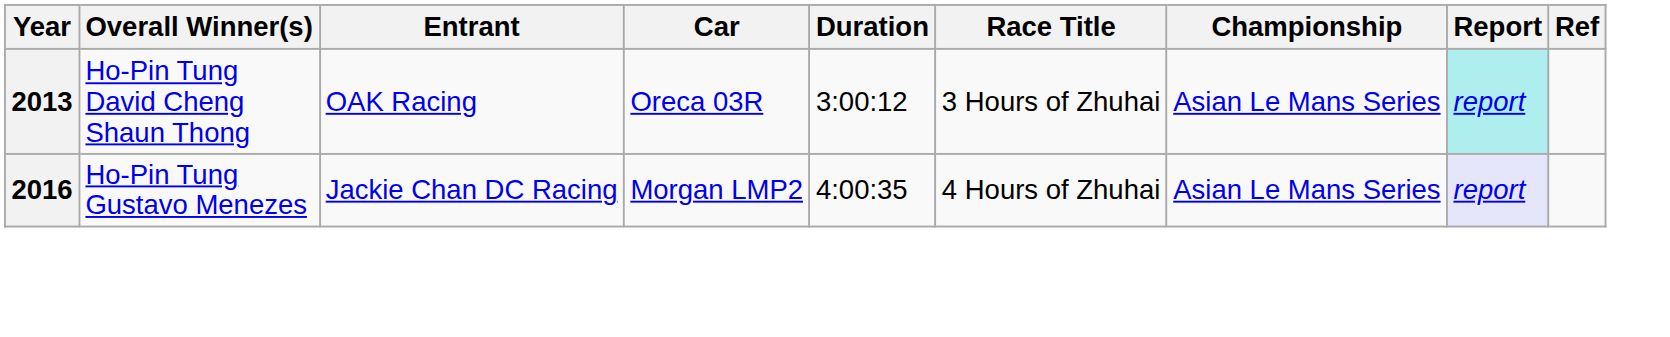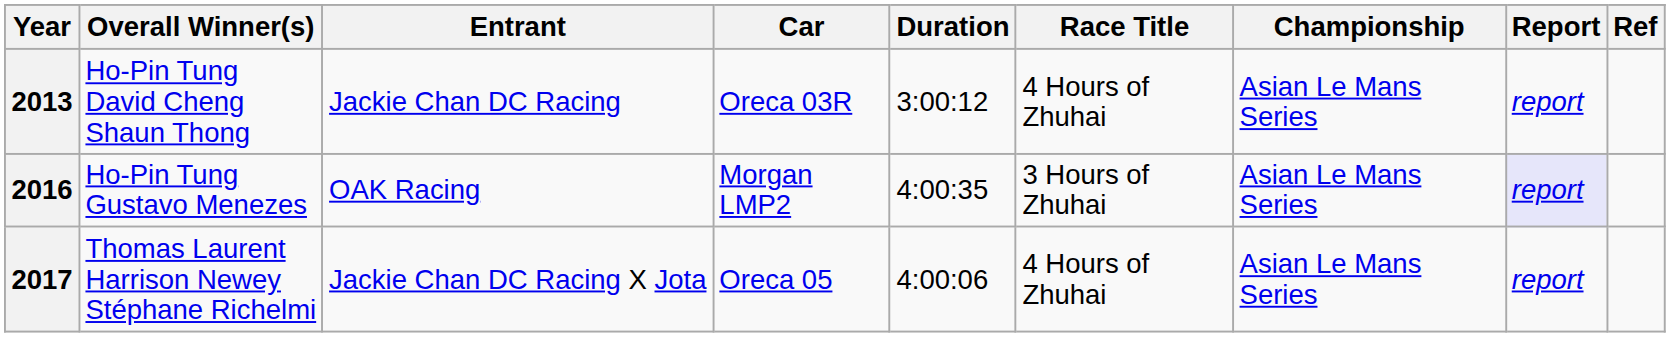(401, 101) OAK Racing -> (475, 101) Jackie Chan DC Racing
(1051, 101) 3 Hours of Zhuhai -> (1086, 101) 4 Hours of Zhuhai
(1489, 101) paleturquoise background -> (1548, 101) no background
(472, 190) Jackie Chan DC Racing -> (405, 190) OAK Racing
(1051, 190) 4 Hours of Zhuhai -> (1086, 190) 3 Hours of Zhuhai
+ row: (42, 280)
